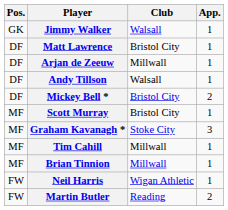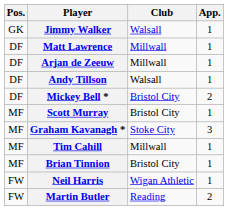(155, 46) Bristol City -> (148, 46) Millwall
(148, 163) Millwall -> (155, 163) Bristol City
